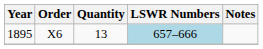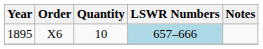(101, 34) 13 -> (101, 34) 10
